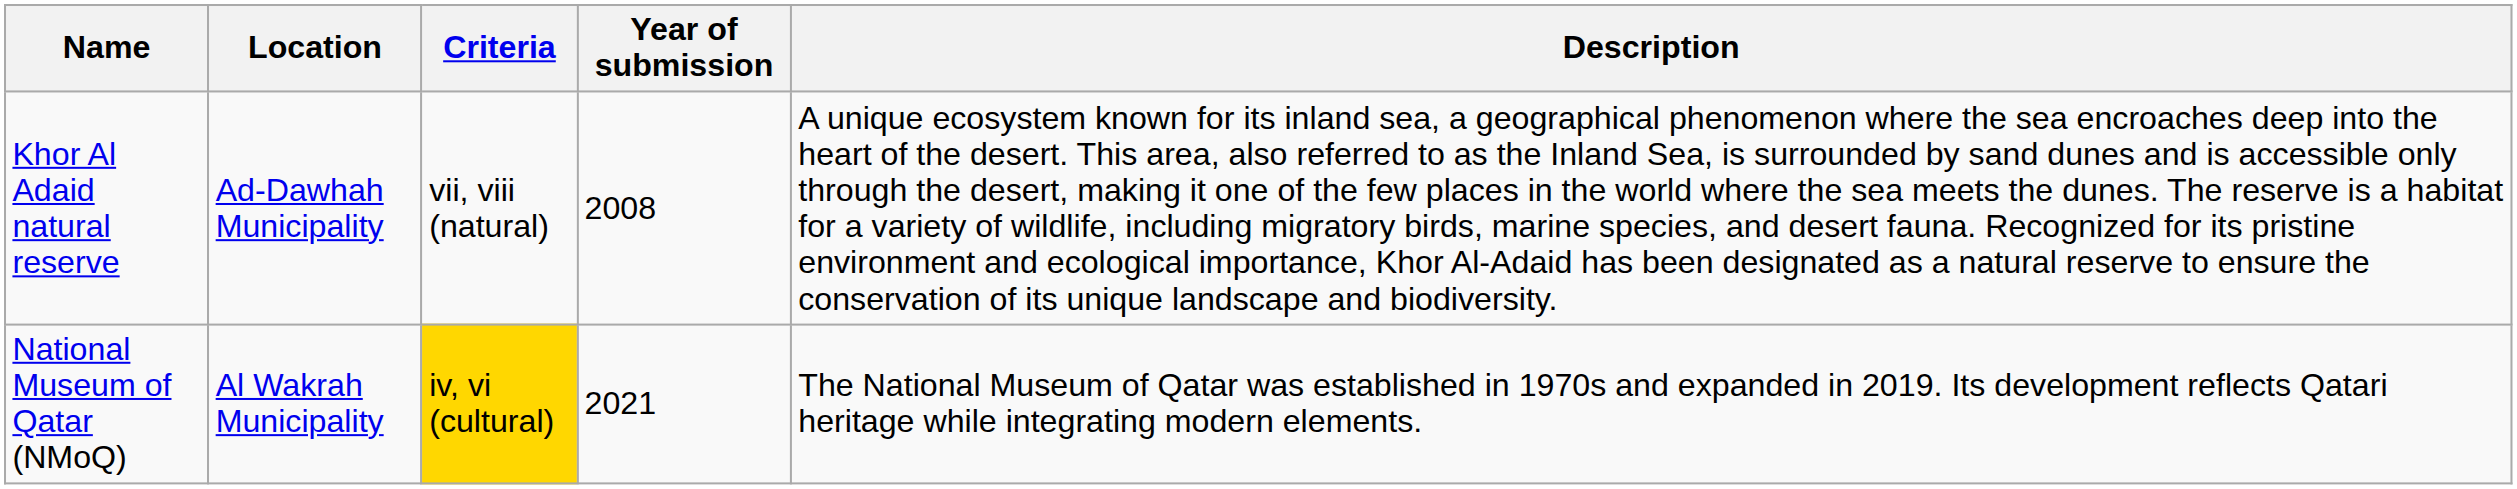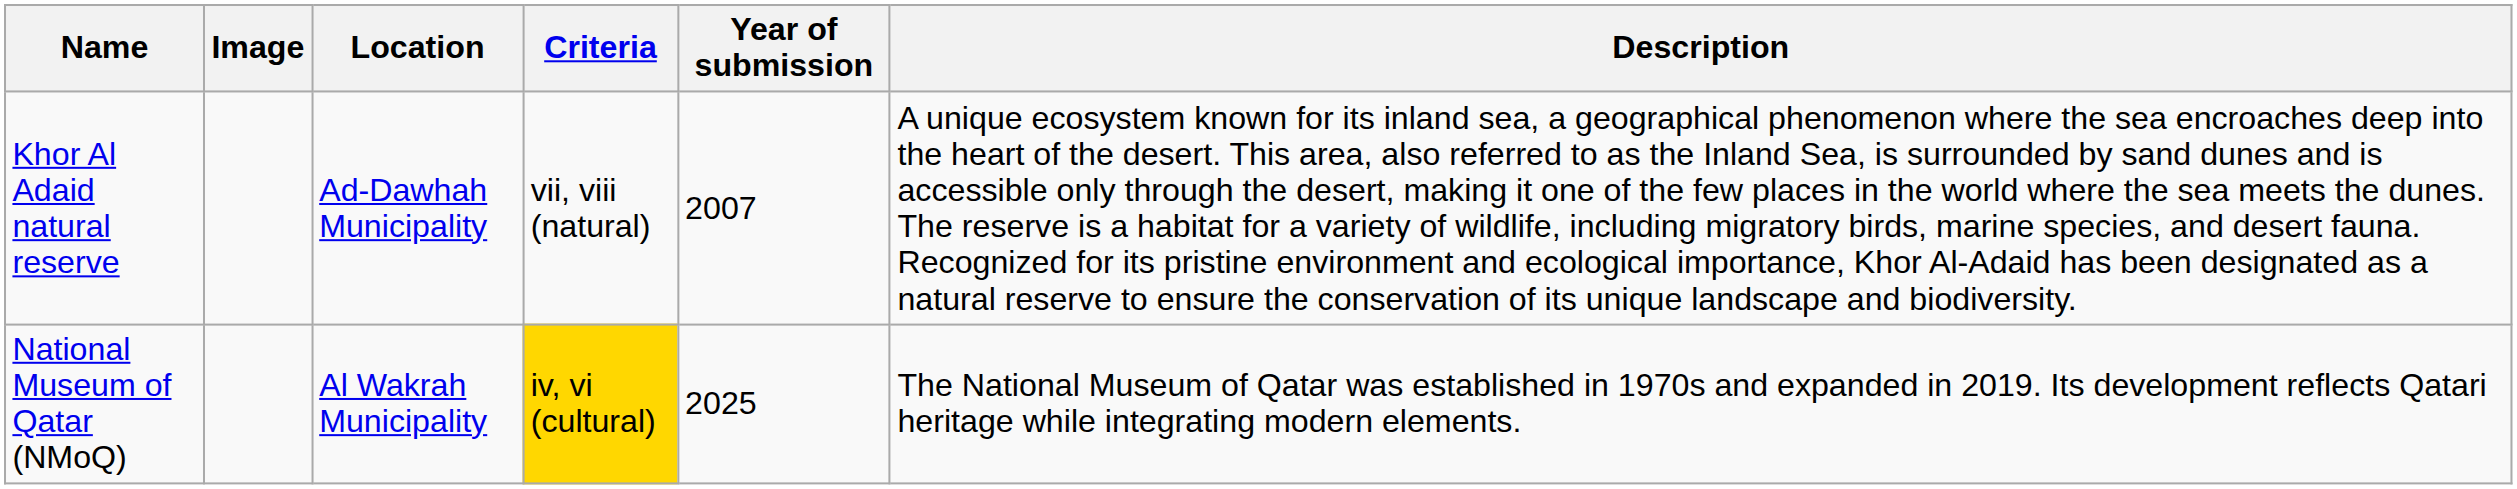+ column: (258, 48)
(620, 207) 2008 -> (721, 207) 2007
(620, 403) 2021 -> (721, 403) 2025
